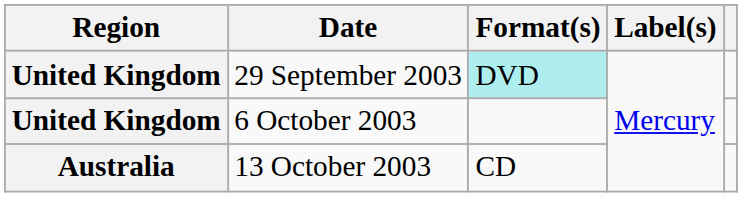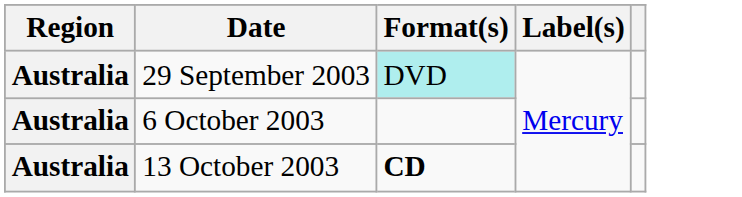(116, 74) United Kingdom -> (70, 74) Australia
(116, 120) United Kingdom -> (70, 120) Australia
(496, 167) normal -> (405, 167) bold
